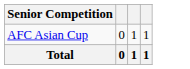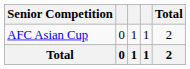+ column: (169, 14)
